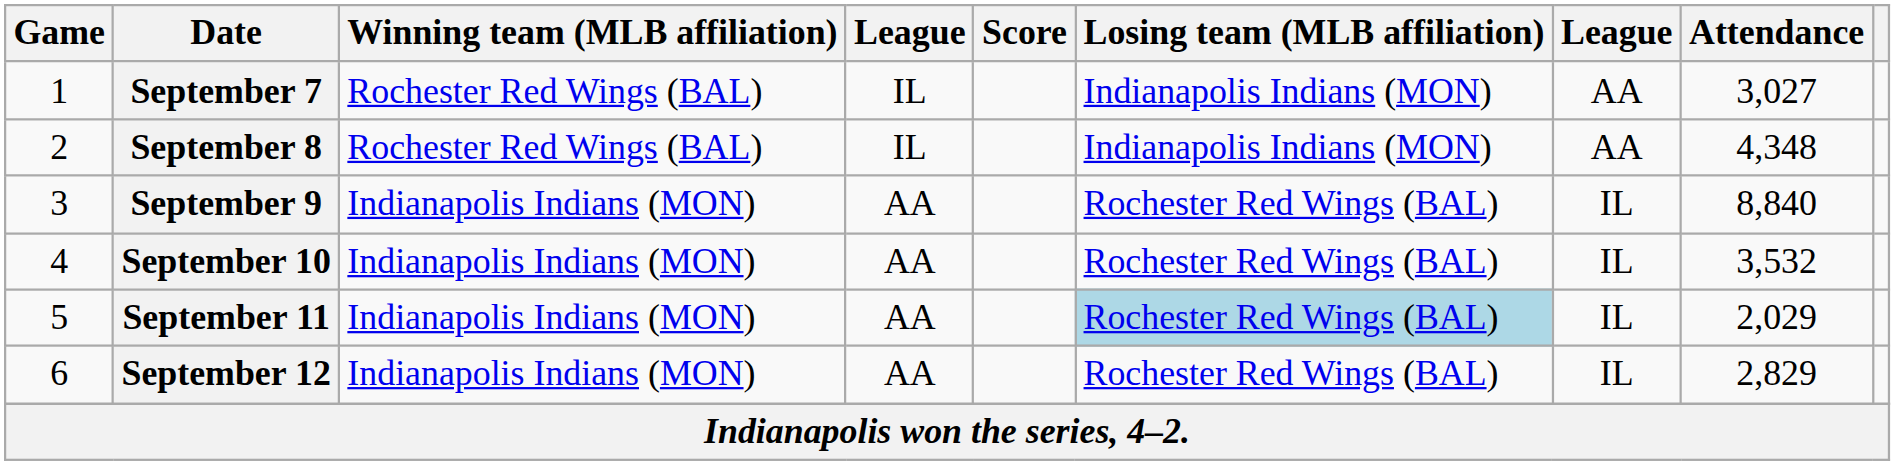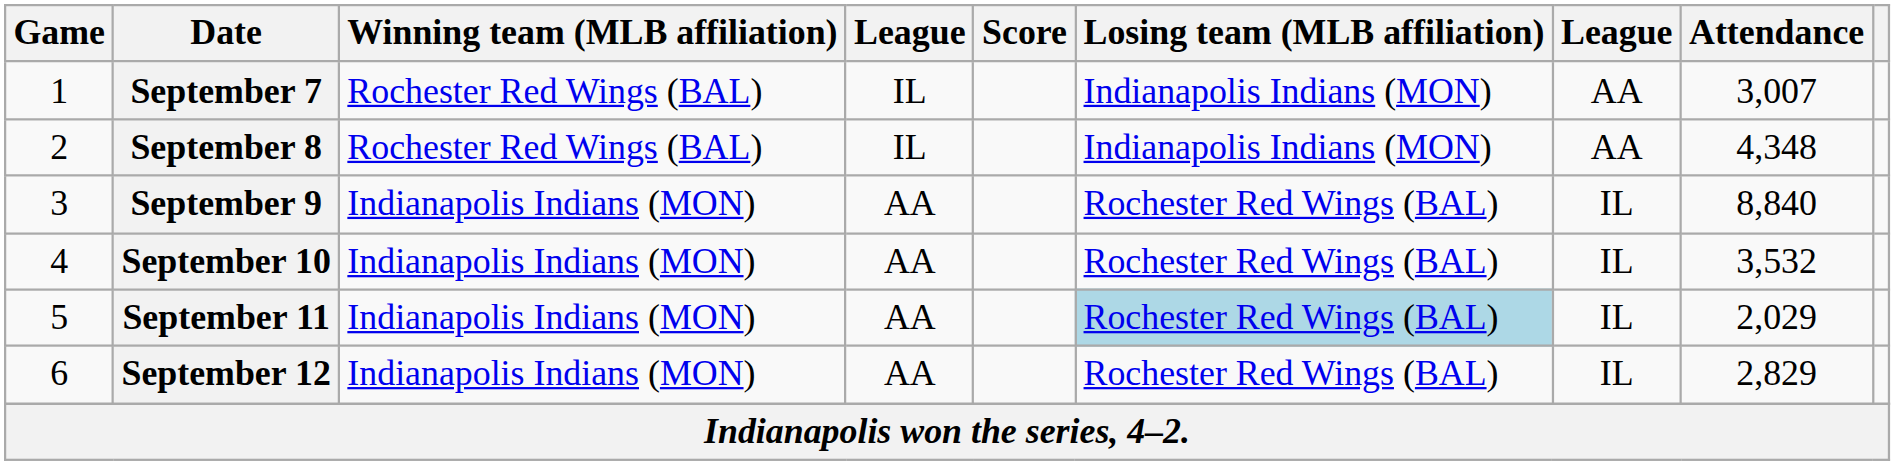(1777, 89) 3,027 -> (1777, 89) 3,007
